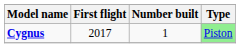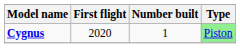(100, 33) 2017 -> (100, 33) 2020
